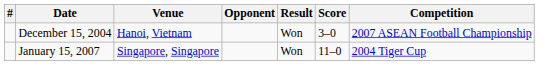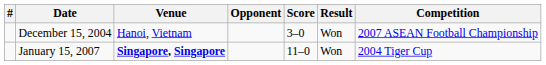columns swapped: (332, 13) <-> (297, 13)
(168, 51) normal -> (171, 51) bold
